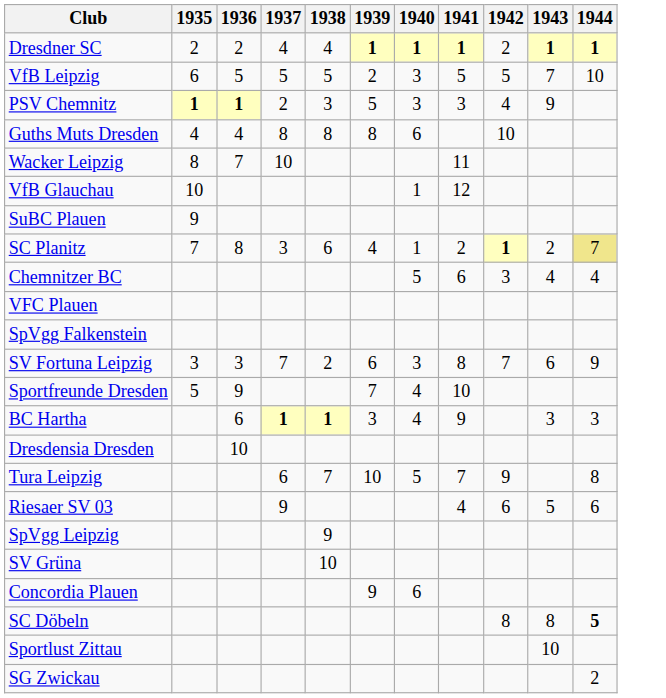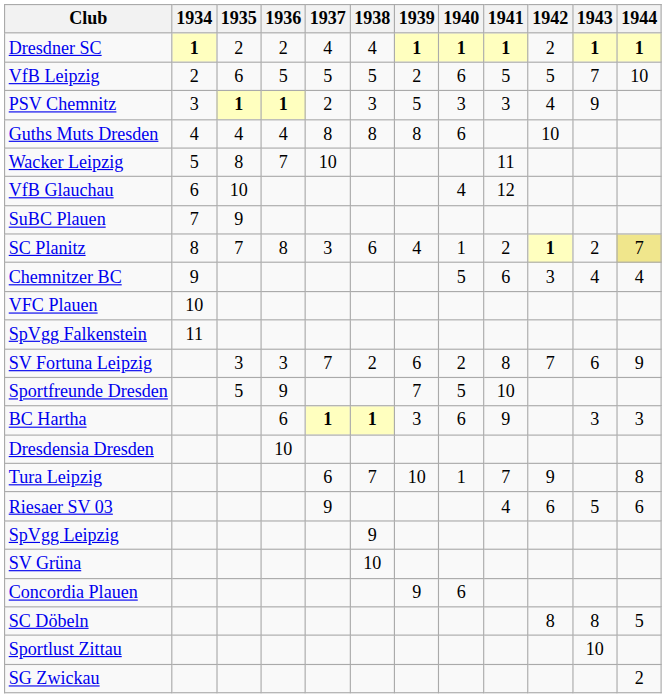+ column: (194, 18)
(417, 76) 3 -> (461, 76) 6
(417, 190) 1 -> (461, 190) 4
(417, 362) 3 -> (461, 362) 2
(417, 391) 4 -> (461, 391) 5
(417, 420) 4 -> (461, 420) 6
(417, 477) 5 -> (461, 477) 1
(595, 620) bold -> (639, 620) normal
